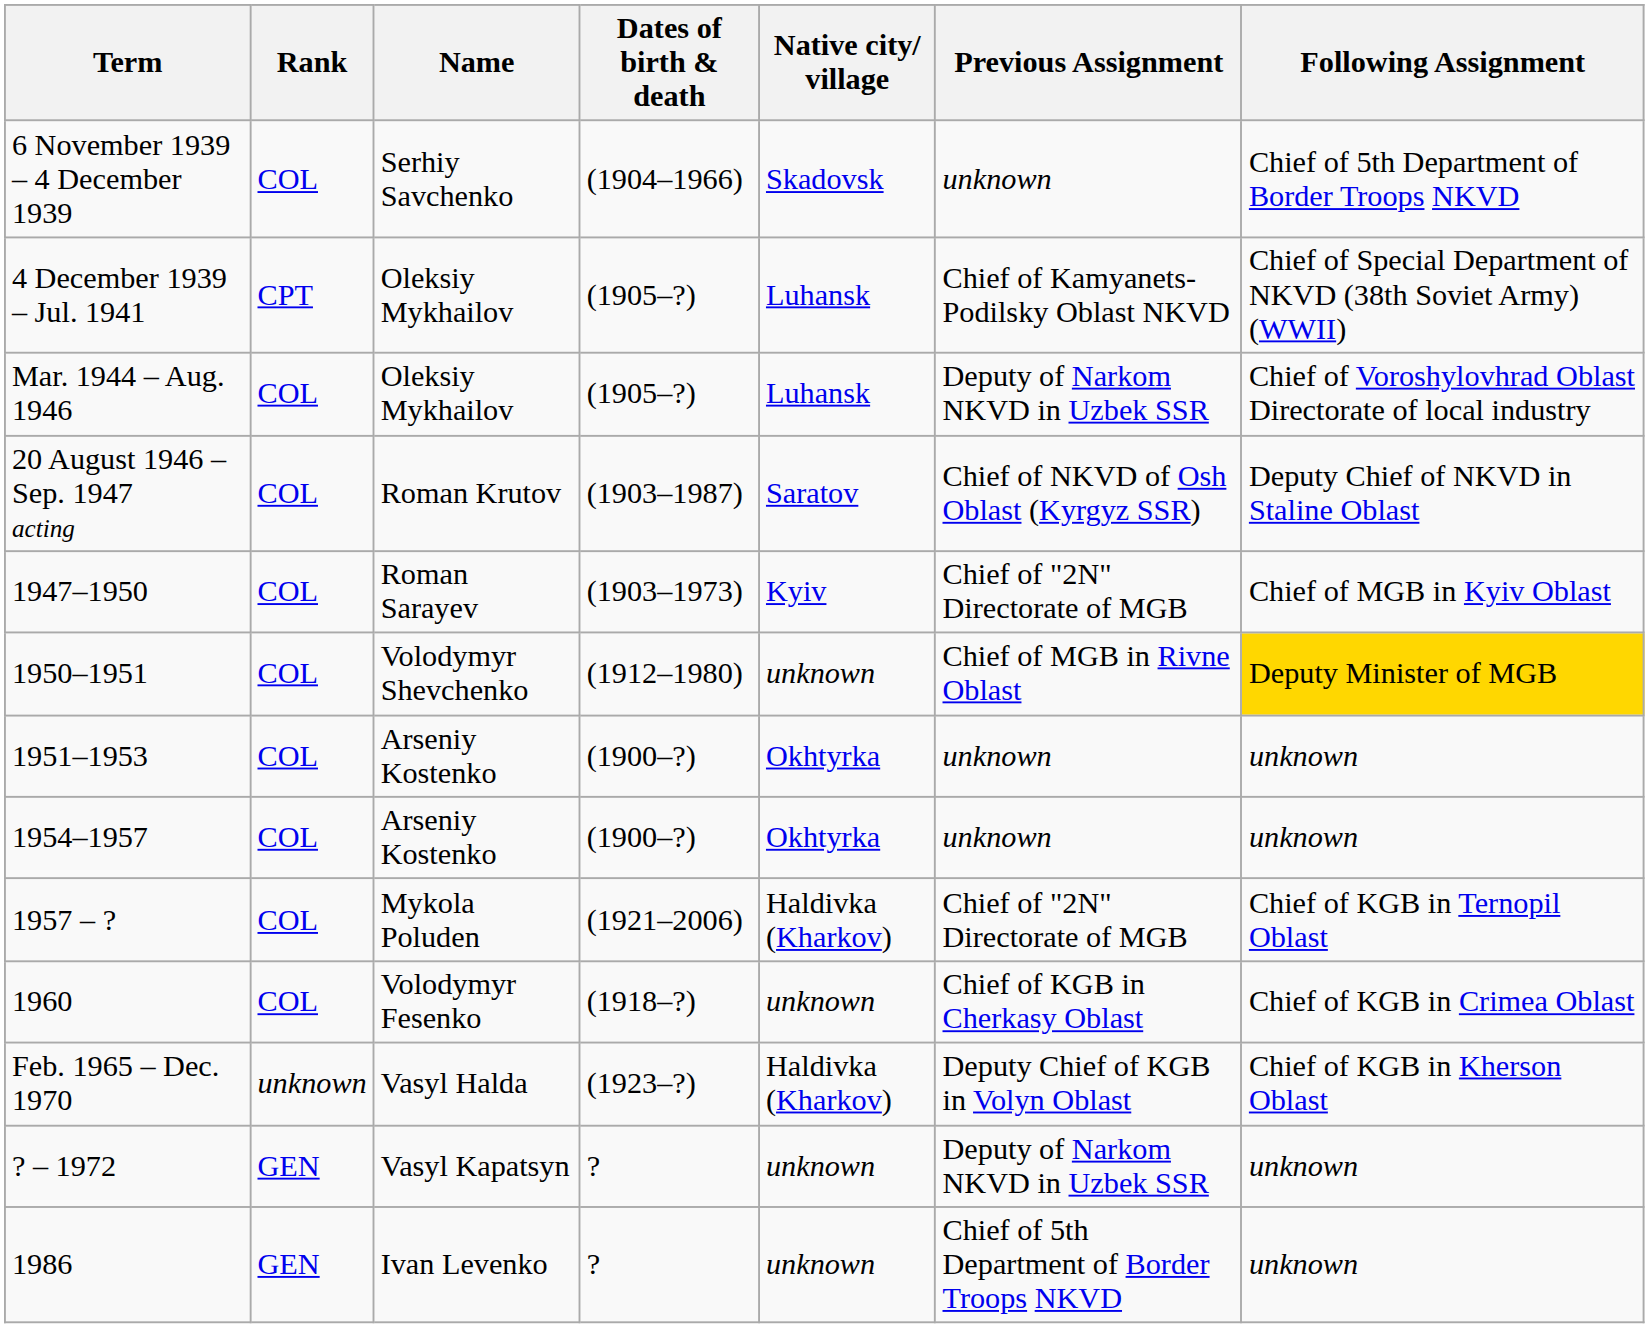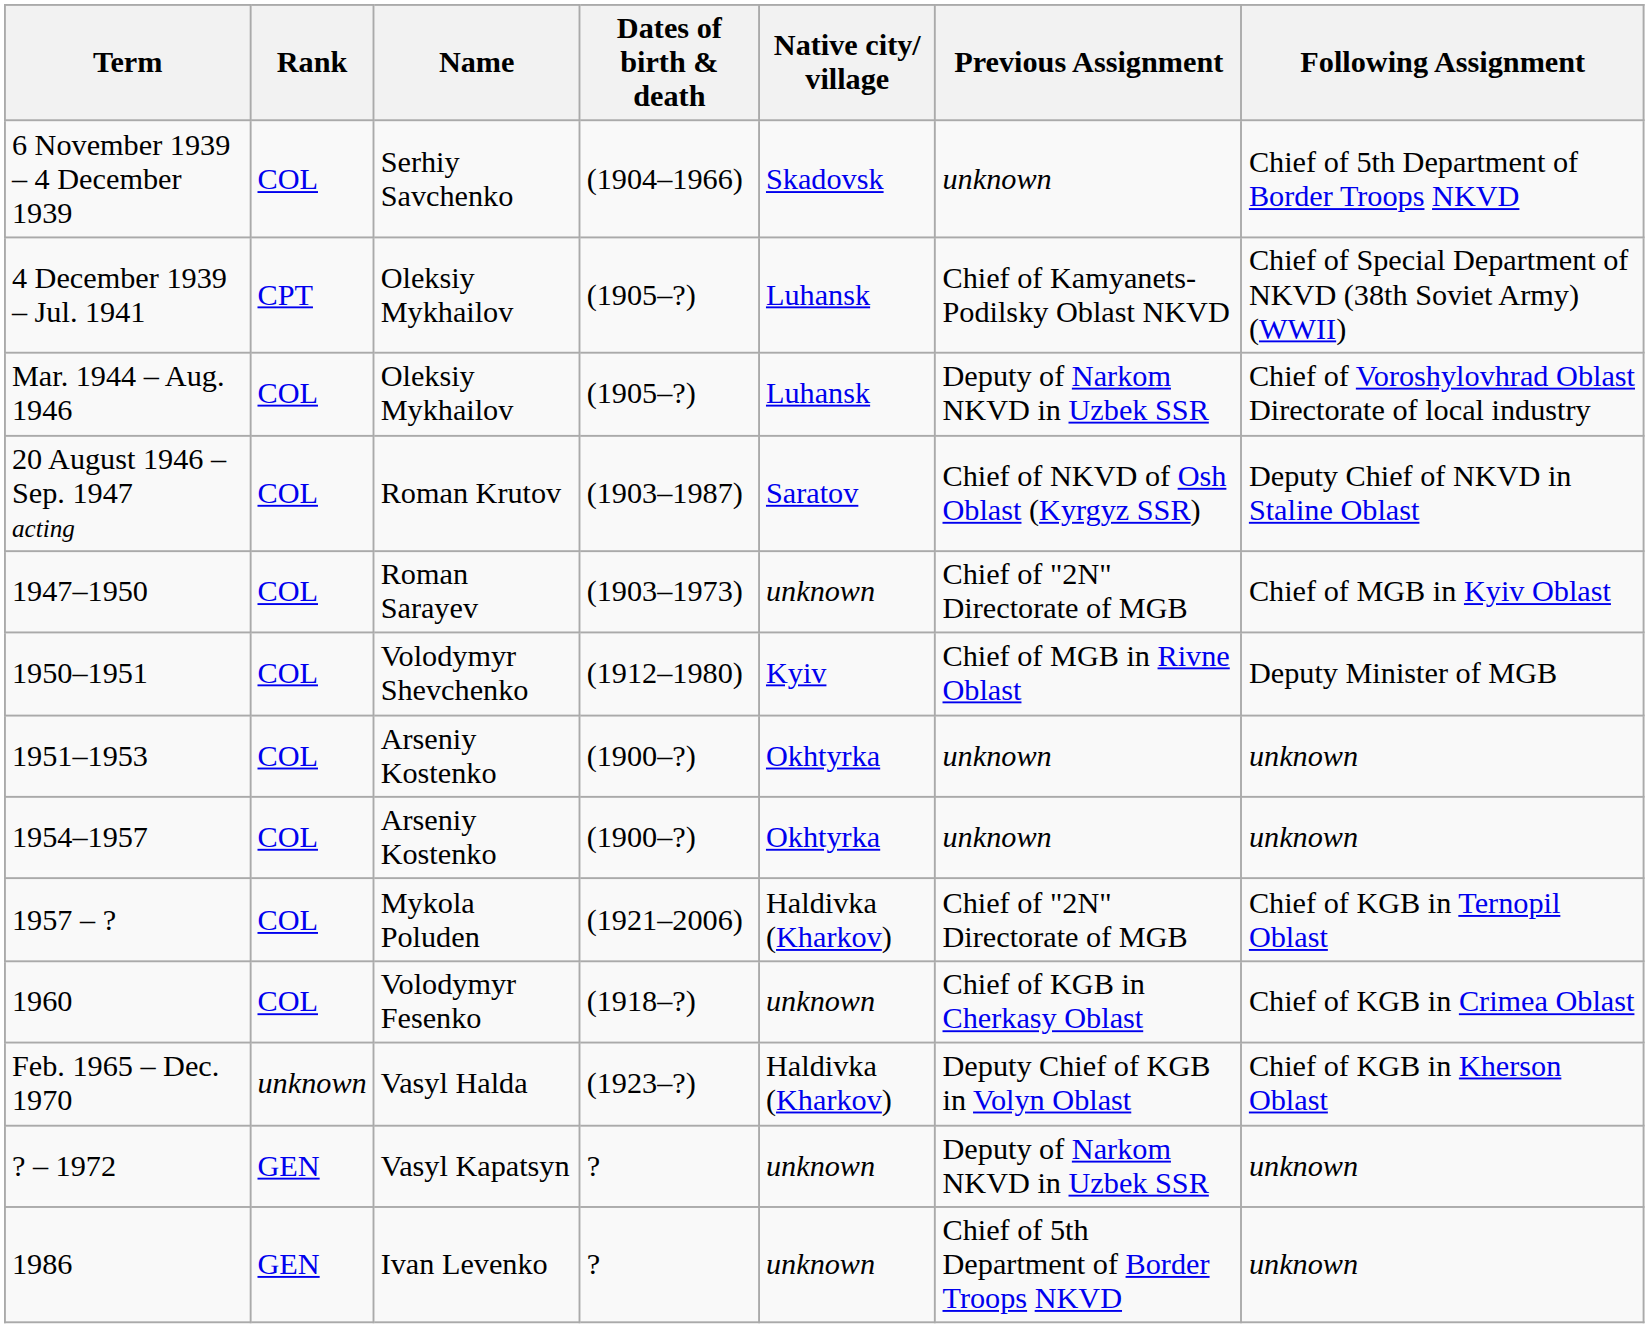(796, 591) Kyiv -> (821, 591) unknown
(821, 673) unknown -> (796, 673) Kyiv
(1403, 673) gold background -> (1403, 673) no background
